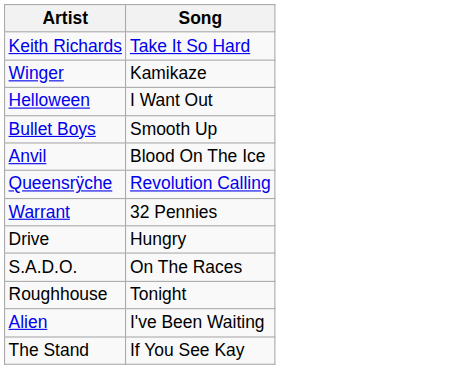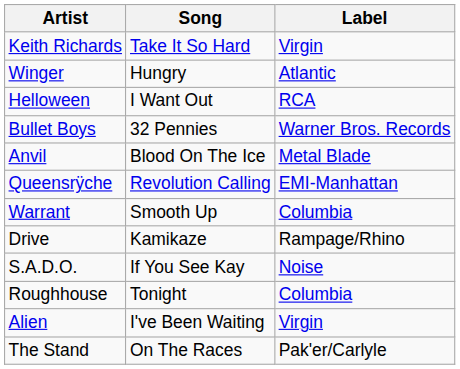+ column: (365, 18)
(168, 73) Kamikaze -> (158, 73) Hungry
(174, 128) Smooth Up -> (174, 128) 32 Pennies
(174, 211) 32 Pennies -> (174, 211) Smooth Up
(158, 239) Hungry -> (168, 239) Kamikaze
(186, 267) On The Races -> (187, 267) If You See Kay
(187, 350) If You See Kay -> (186, 350) On The Races
